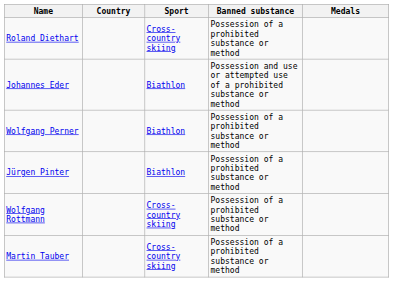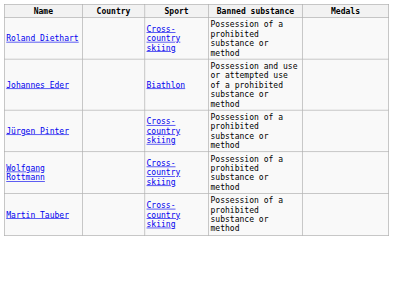- row: (42, 131)
(166, 173) Biathlon -> (163, 131) Cross-country skiing
